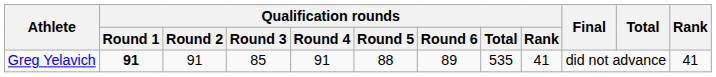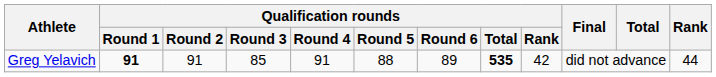(501, 61) normal -> (501, 61) bold
(542, 61) 41 -> (542, 61) 42
(690, 61) 41 -> (690, 61) 44
